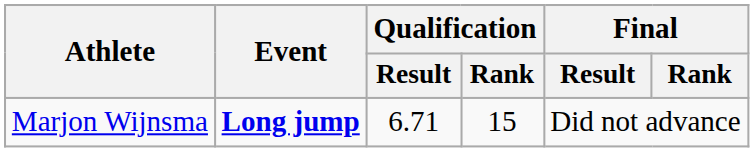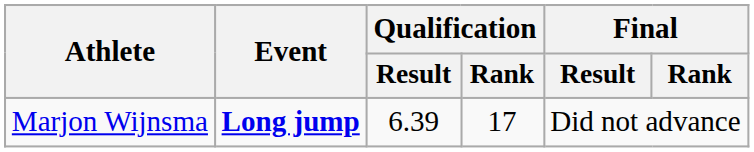(414, 122) 6.71 -> (414, 122) 6.39
(502, 122) 15 -> (502, 122) 17
